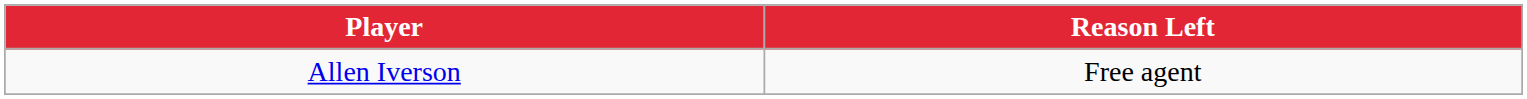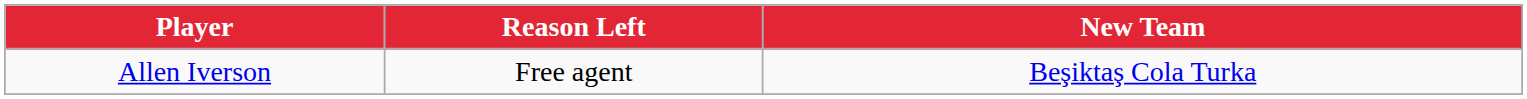+ column: (1143, 26)
